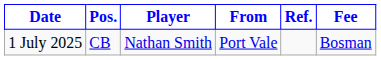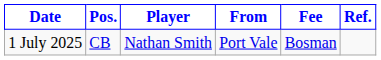columns swapped: (346, 17) <-> (299, 17)
